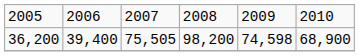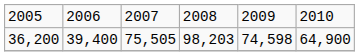(209, 40) 98,200 -> (209, 40) 98,203
(325, 40) 68,900 -> (325, 40) 64,900
